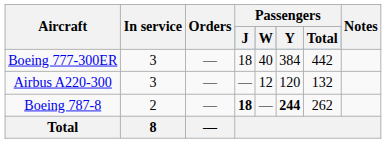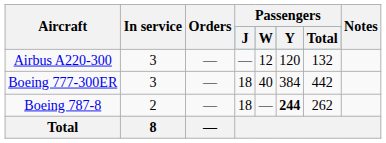rows swapped: (63, 82) <-> (63, 60)
(245, 104) bold -> (245, 104) normal
